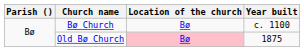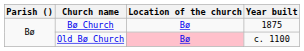(272, 25) c. 1100 -> (272, 25) 1875
(272, 39) 1875 -> (272, 39) c. 1100
